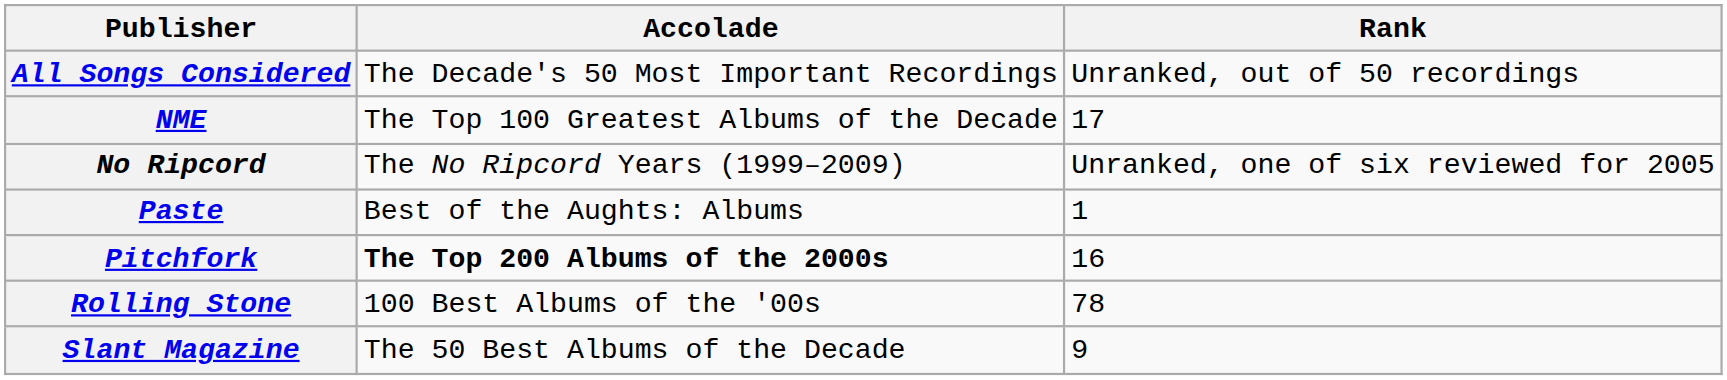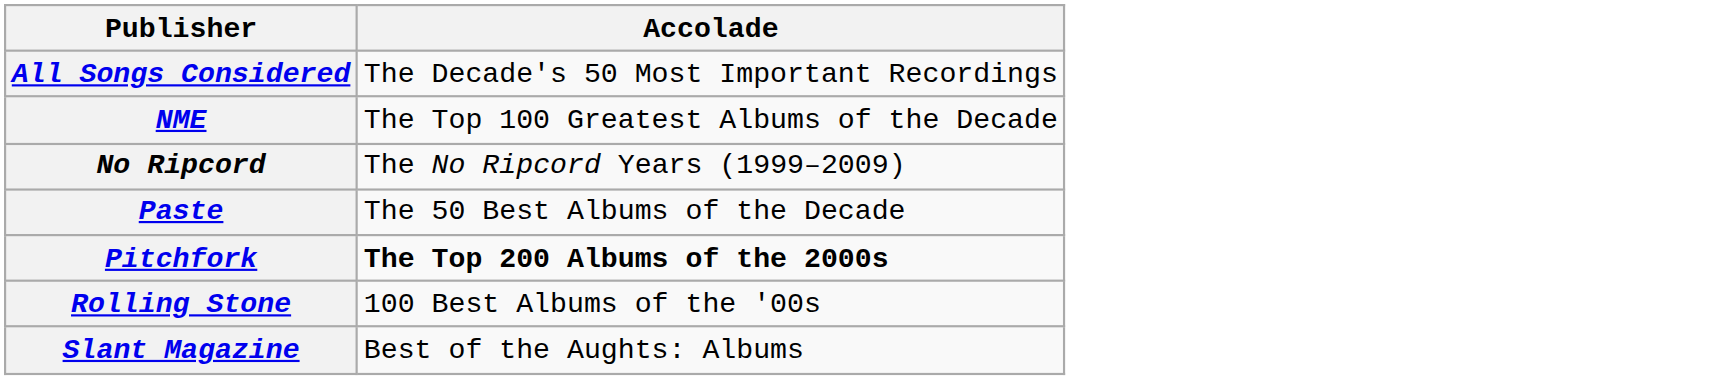- column: (1393, 28)
(584, 212) Best of the Aughts: Albums -> (635, 212) The 50 Best Albums of the Decade
(635, 350) The 50 Best Albums of the Decade -> (584, 350) Best of the Aughts: Albums
